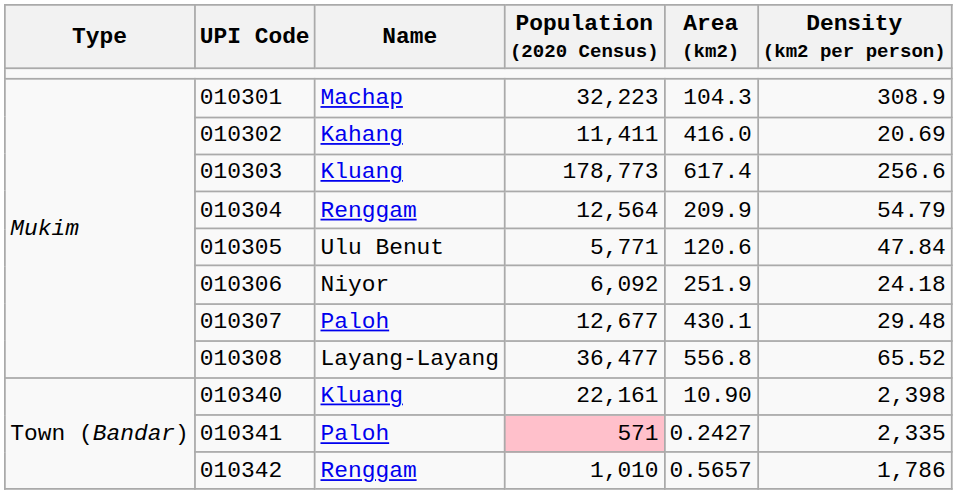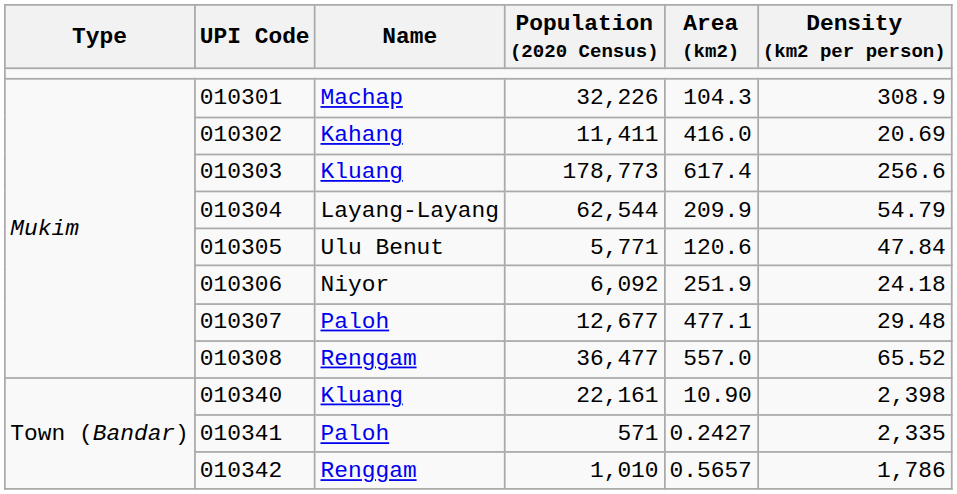(617, 98) 32,223 -> (617, 98) 32,226
(369, 210) Renggam -> (410, 210) Layang-Layang
(617, 210) 12,564 -> (617, 210) 62,544
(718, 322) 430.1 -> (718, 322) 477.1
(410, 359) Layang-Layang -> (369, 359) Renggam
(718, 359) 556.8 -> (718, 359) 557.0
(638, 434) pink background -> (638, 434) no background
